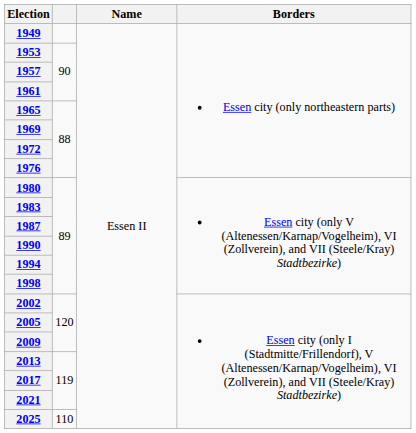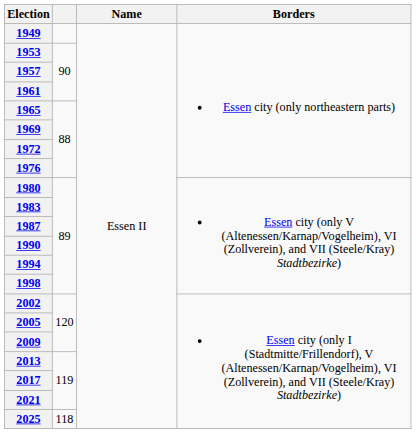(64, 419) 110 -> (64, 419) 118
